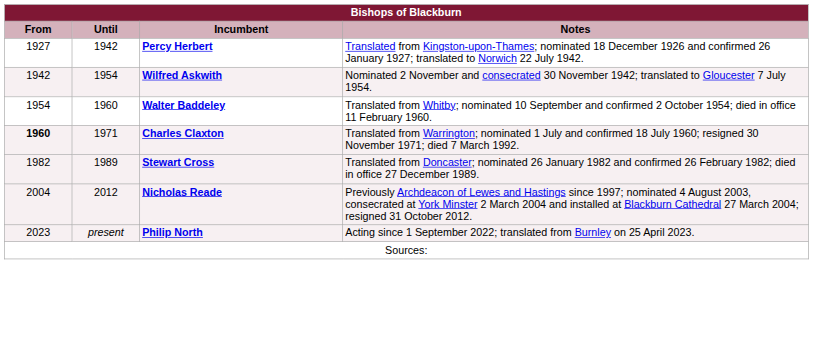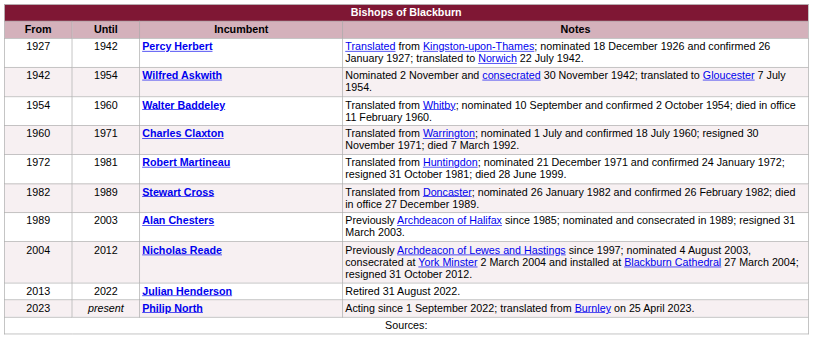(38, 134) bold -> (38, 134) normal
+ row: (186, 163)
+ row: (178, 221)
+ row: (187, 291)
